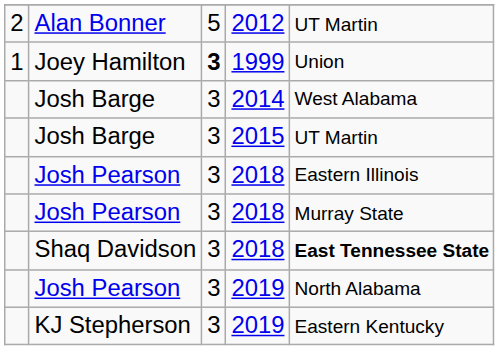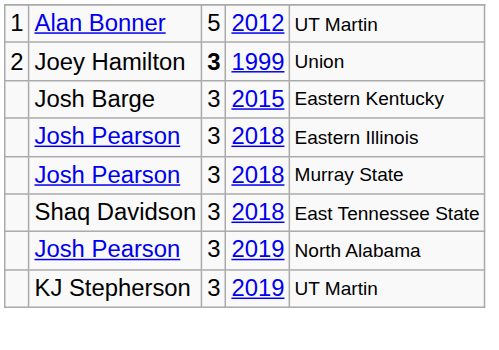(17, 23) 2 -> (17, 23) 1
(17, 61) 1 -> (17, 61) 2
- row: (95, 99)
(336, 137) UT Martin -> (369, 99) Eastern Kentucky
(392, 251) bold -> (387, 213) normal
(369, 326) Eastern Kentucky -> (336, 288) UT Martin
